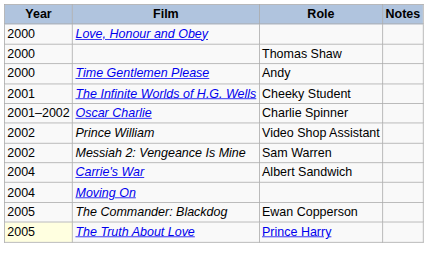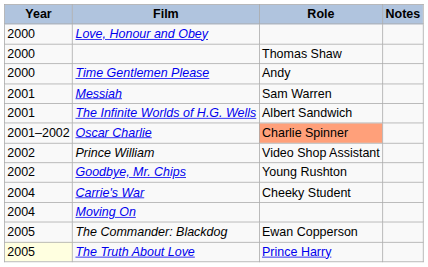+ row: (99, 93)
(306, 93) Cheeky Student -> (307, 113) Albert Sandwich
(305, 113) no background -> (305, 133) lightsalmon background
- row: (161, 152)
+ row: (131, 172)
(307, 172) Albert Sandwich -> (306, 192) Cheeky Student
